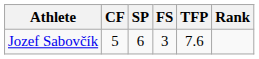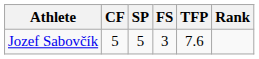(140, 41) 6 -> (140, 41) 5
